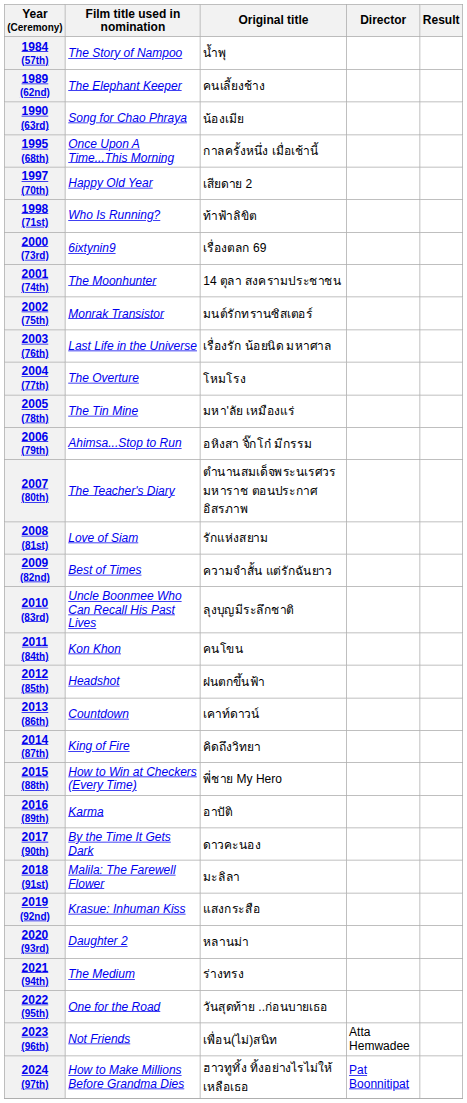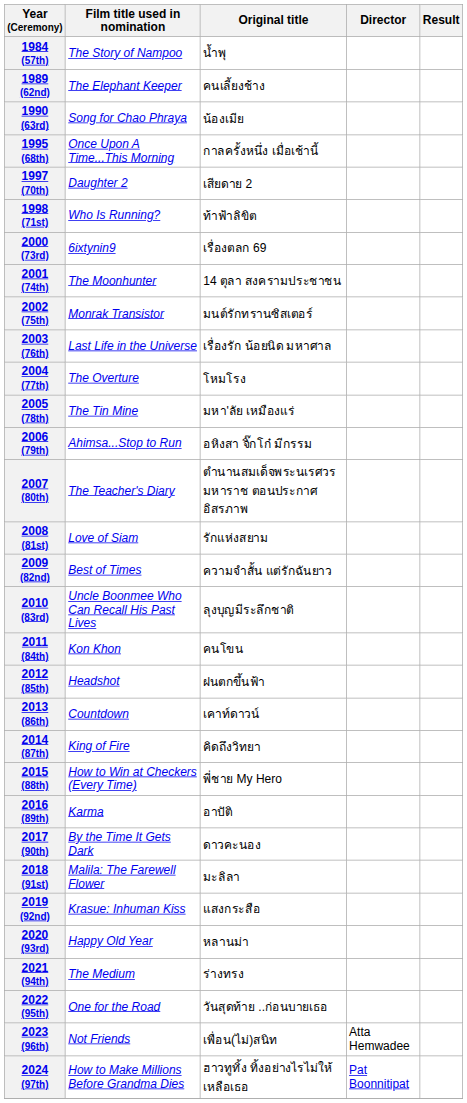(110, 183) Happy Old Year -> (98, 183) Daughter 2
(98, 941) Daughter 2 -> (110, 941) Happy Old Year
